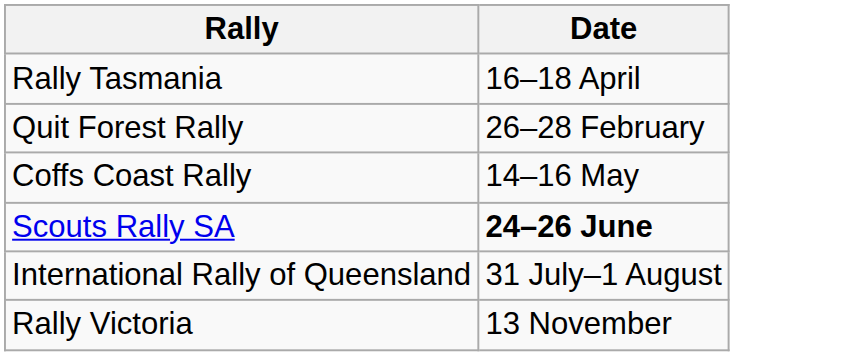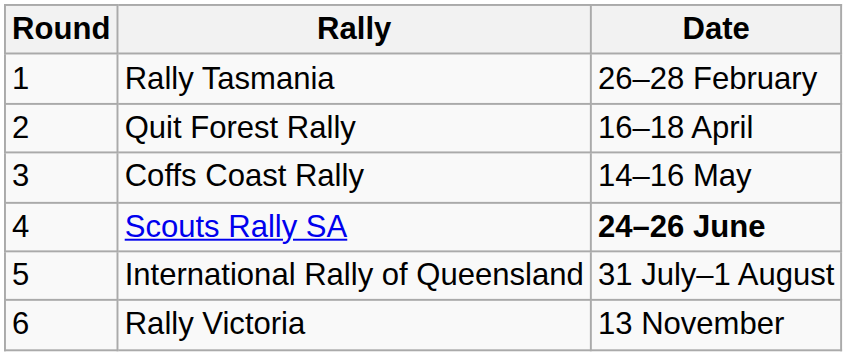+ column: (61, 29)
(563, 78) 16–18 April -> (708, 78) 26–28 February
(595, 127) 26–28 February -> (676, 127) 16–18 April
